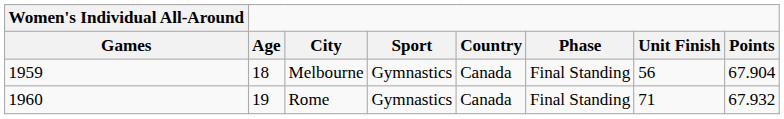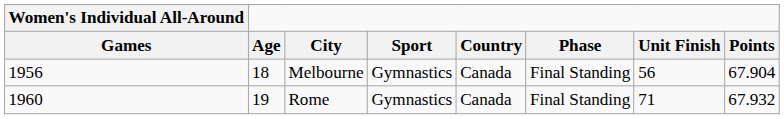(26, 72) 1959 -> (26, 72) 1956
